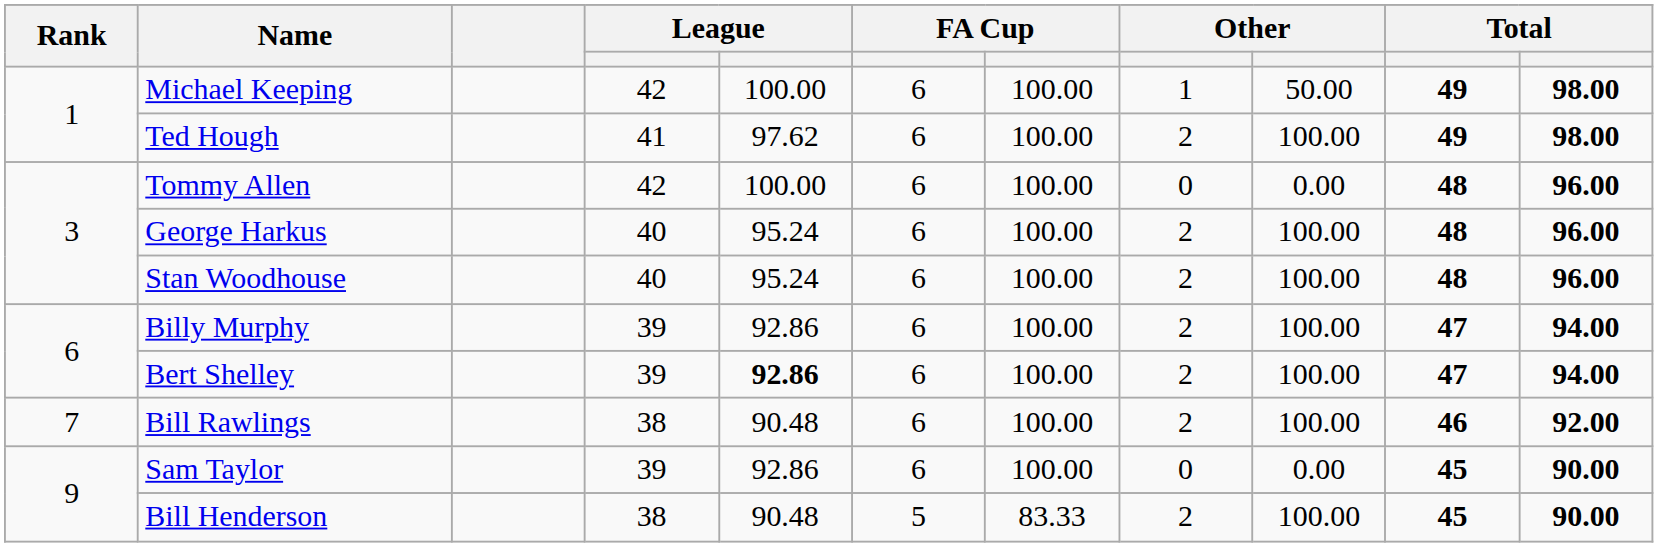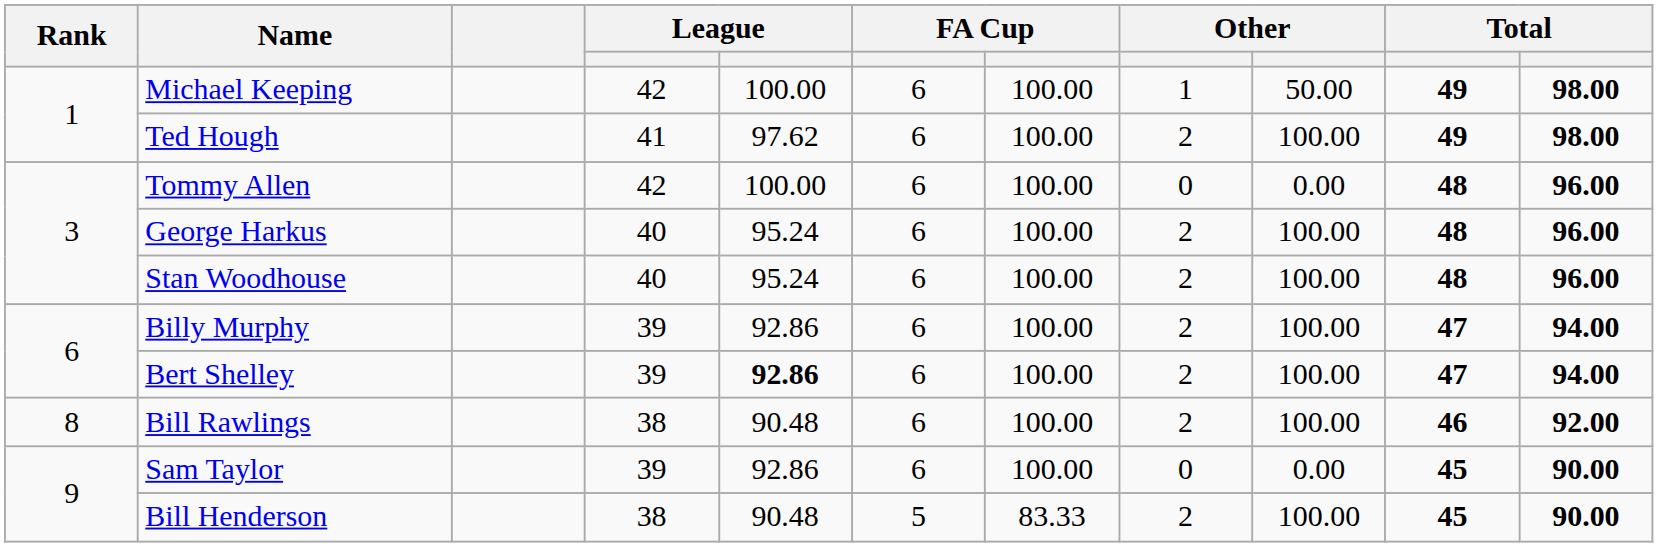(72, 421) 7 -> (72, 421) 8
